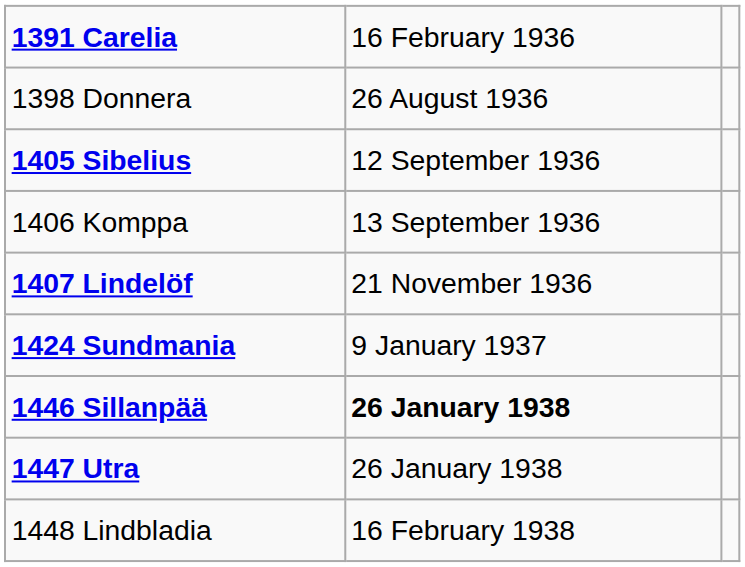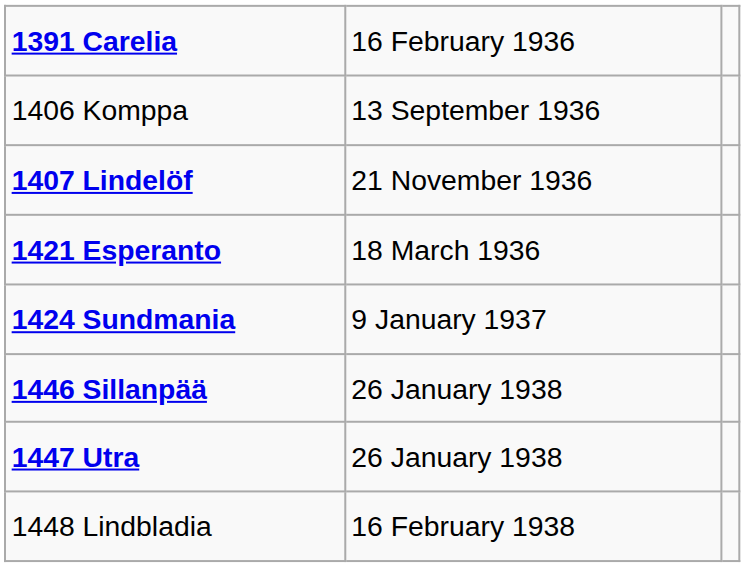- row: (101, 99)
- row: (101, 161)
+ row: (116, 249)
(461, 407) bold -> (457, 388) normal
